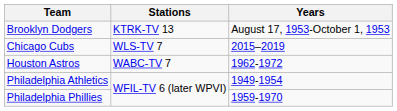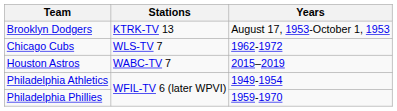(258, 47) 2015–2019 -> (257, 47) 1962-1972
(257, 64) 1962-1972 -> (258, 64) 2015–2019
